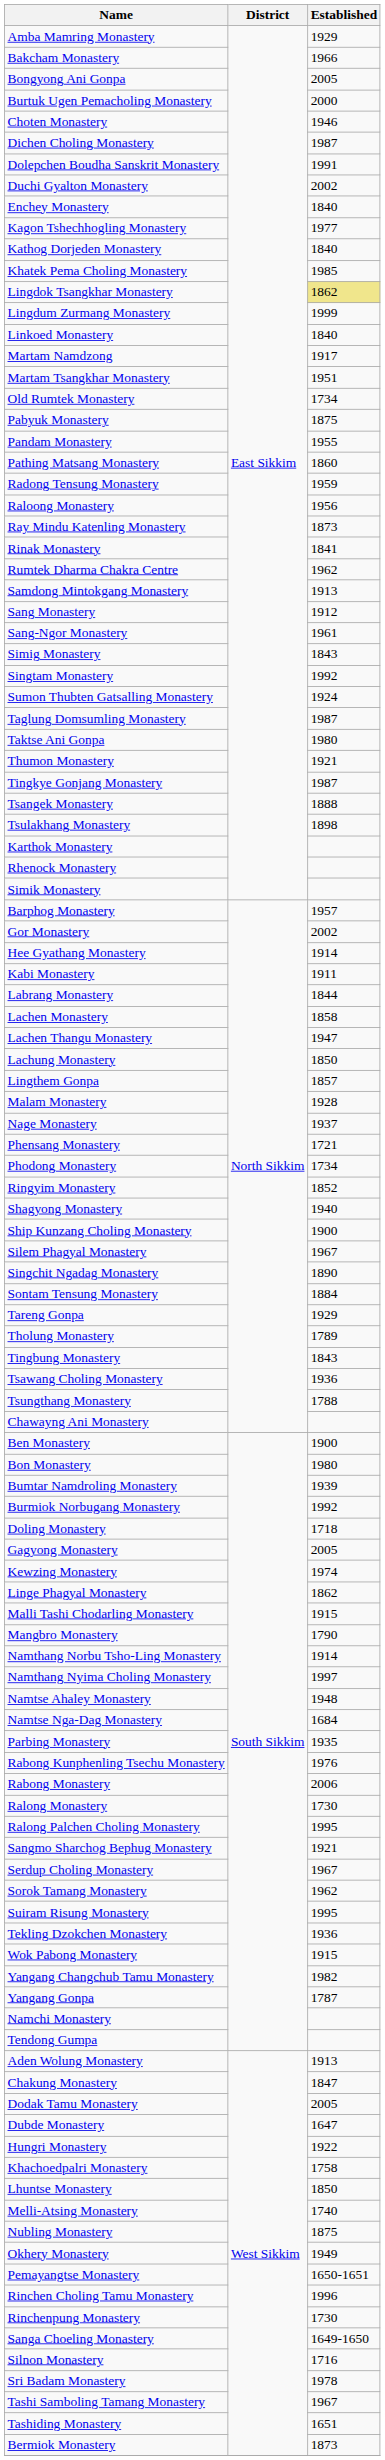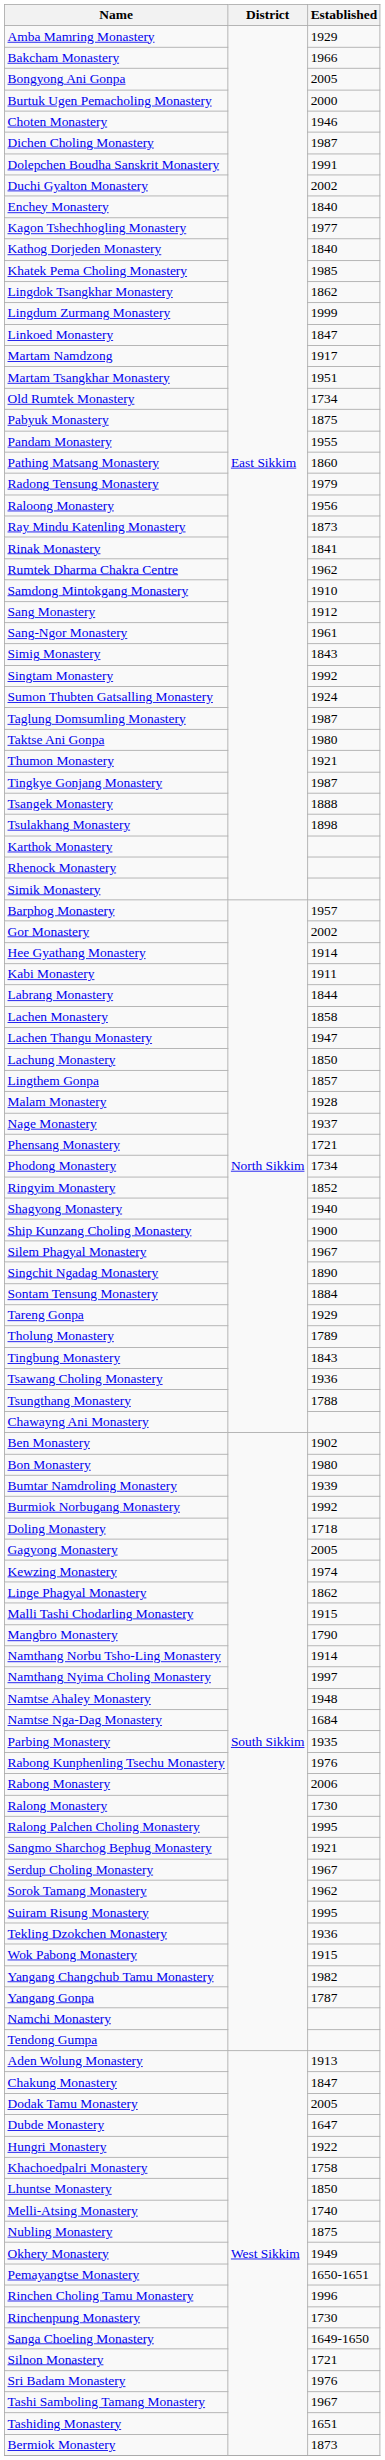(324, 292) khaki background -> (324, 292) no background
(324, 334) 1840 -> (324, 334) 1847
(324, 484) 1959 -> (324, 484) 1979
(324, 590) 1913 -> (324, 590) 1910
(324, 1443) 1900 -> (324, 1443) 1902
(324, 2359) 1716 -> (324, 2359) 1721
(324, 2381) 1978 -> (324, 2381) 1976
